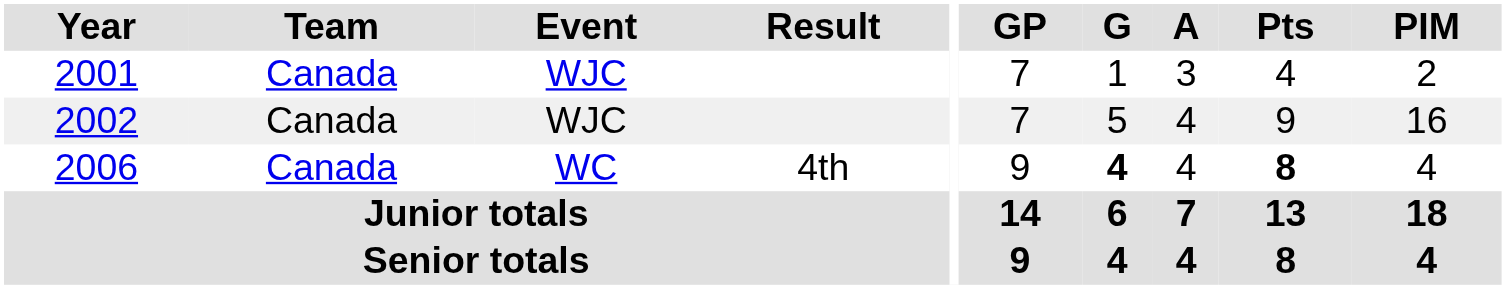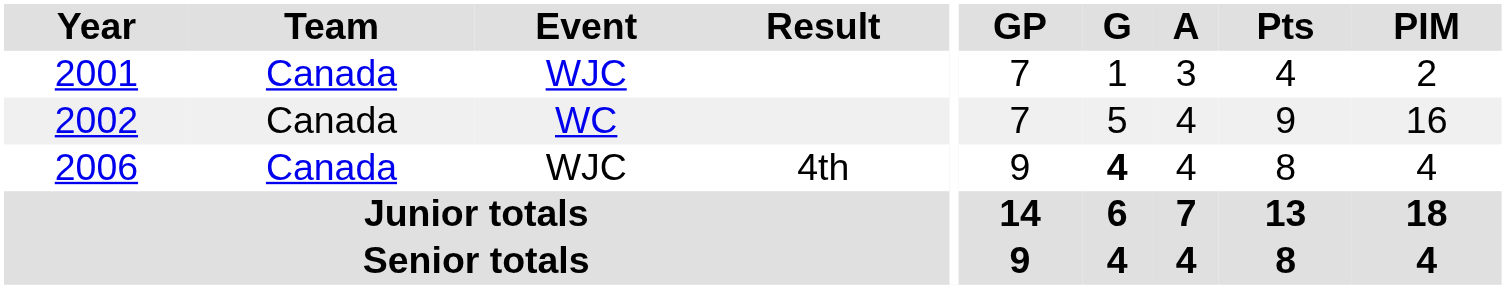(586, 120) WJC -> (586, 120) WC
(586, 167) WC -> (586, 167) WJC
(1286, 167) bold -> (1286, 167) normal
